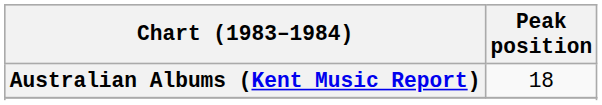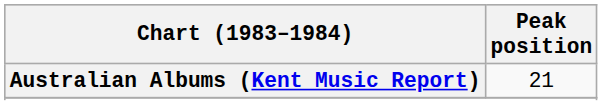(541, 81) 18 -> (541, 81) 21
